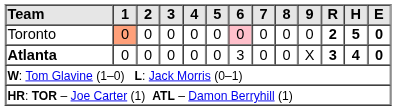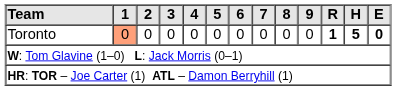(240, 34) pink background -> (240, 34) no background
(333, 34) 2 -> (333, 34) 1
- row: (32, 55)
